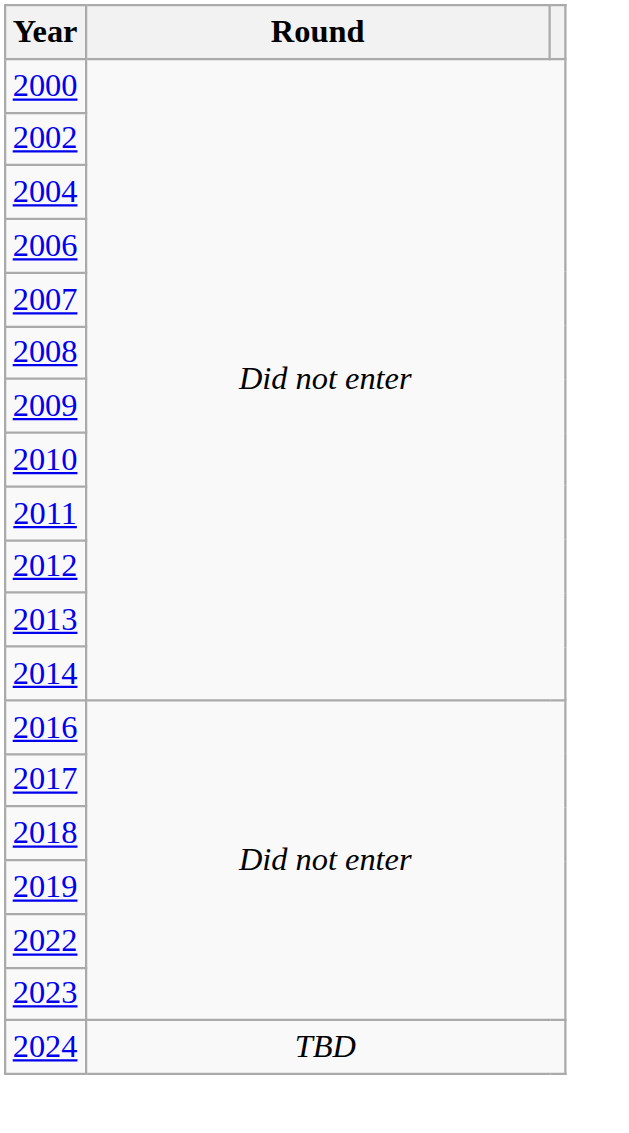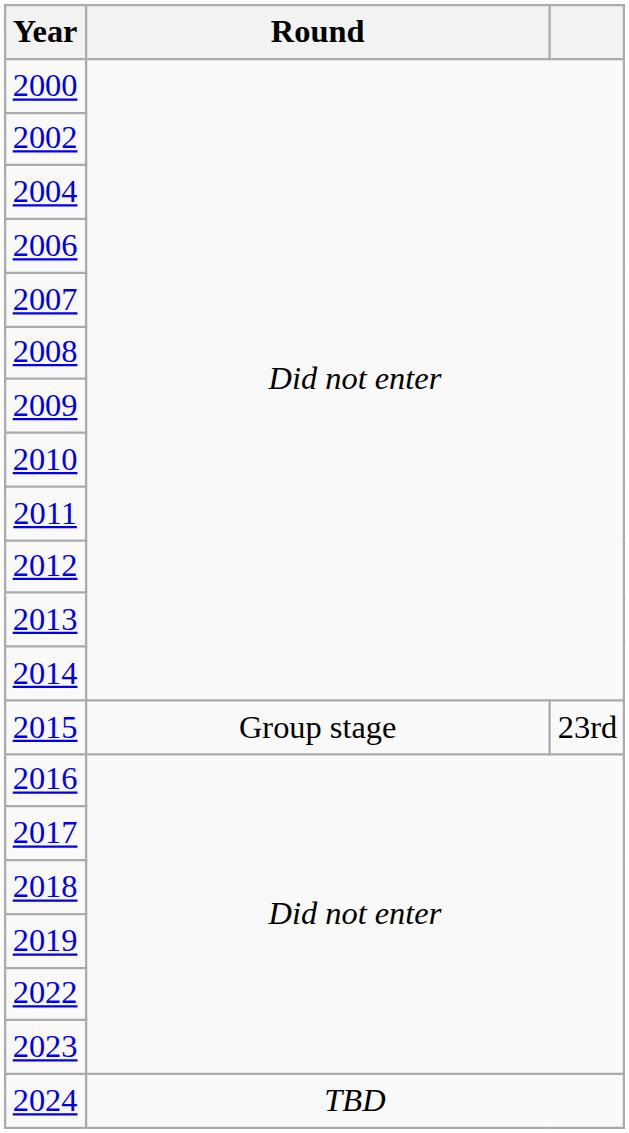+ row: (45, 726)
